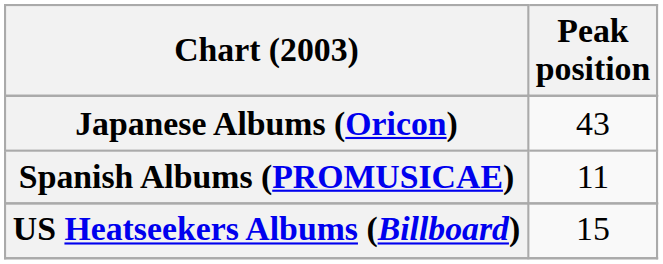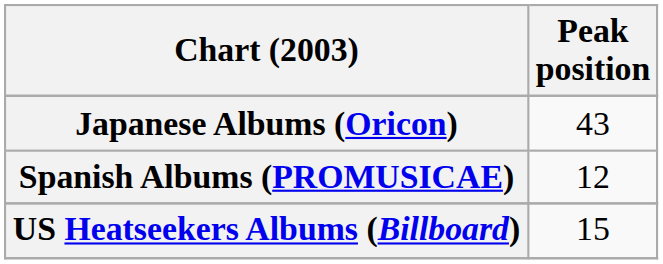(593, 176) 11 -> (593, 176) 12
